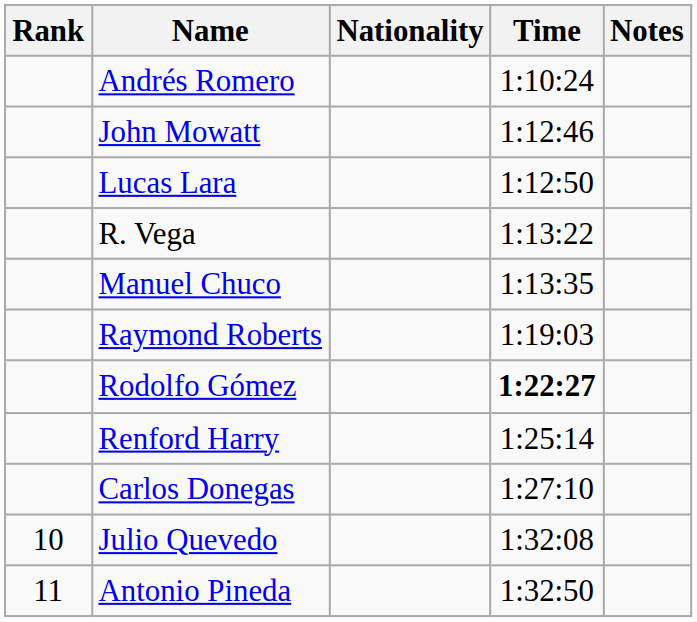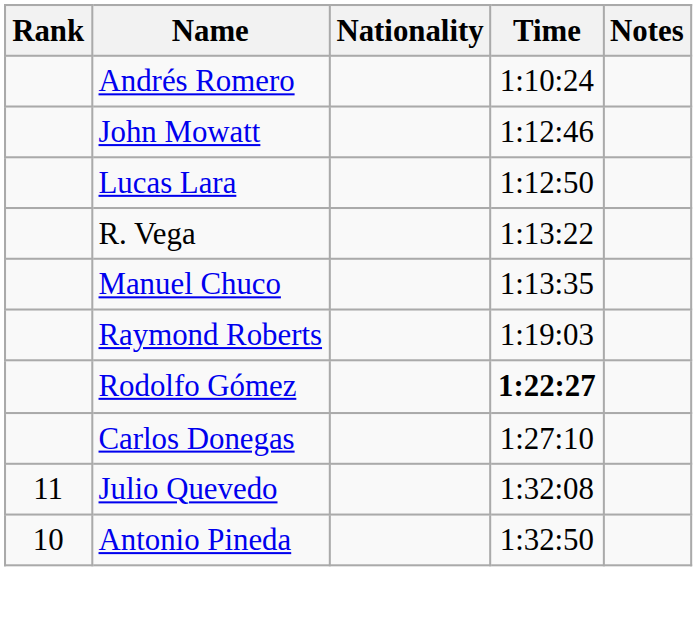- row: (189, 437)
(48, 538) 10 -> (48, 488) 11
(48, 589) 11 -> (48, 538) 10
